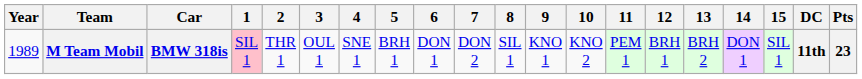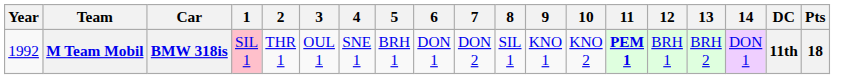- column: (779, 16)
(24, 51) 1989 -> (24, 51) 1992
(626, 51) normal -> (627, 51) bold
(843, 51) 23 -> (815, 51) 18
